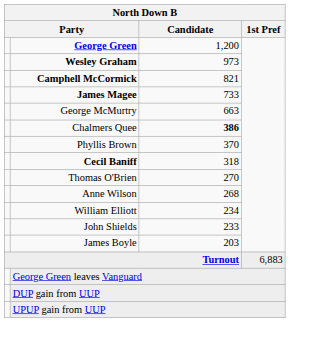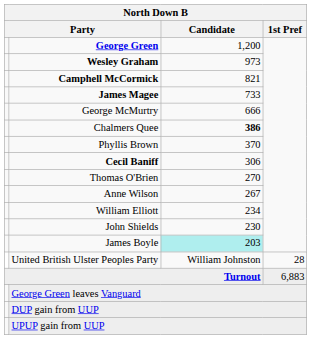(231, 111) 663 -> (253, 111) 666
(231, 161) 318 -> (253, 161) 306
(231, 194) 268 -> (253, 194) 267
(231, 227) 233 -> (253, 227) 230
(231, 243) no background -> (253, 243) paleturquoise background
+ row: (85, 260)
